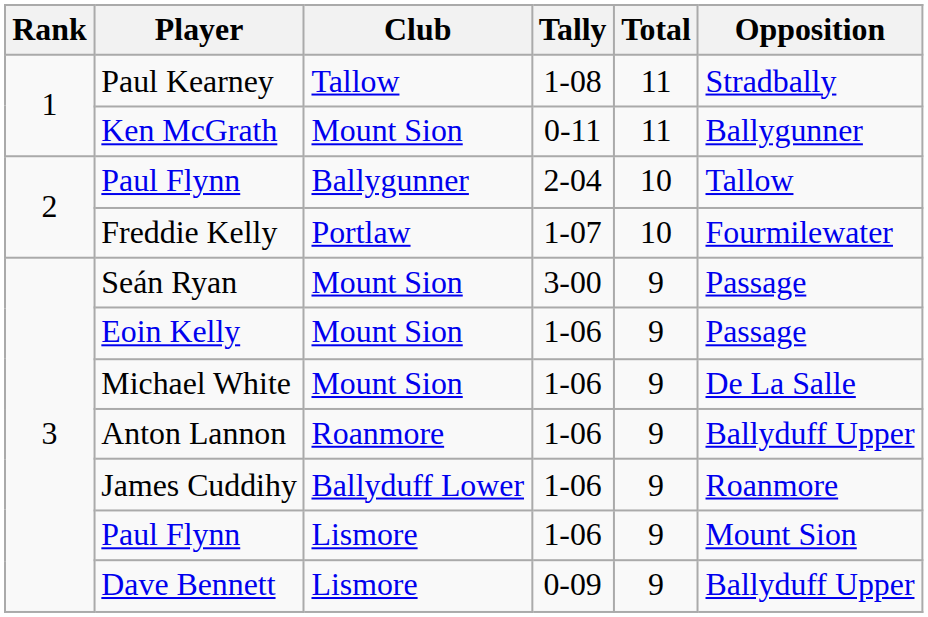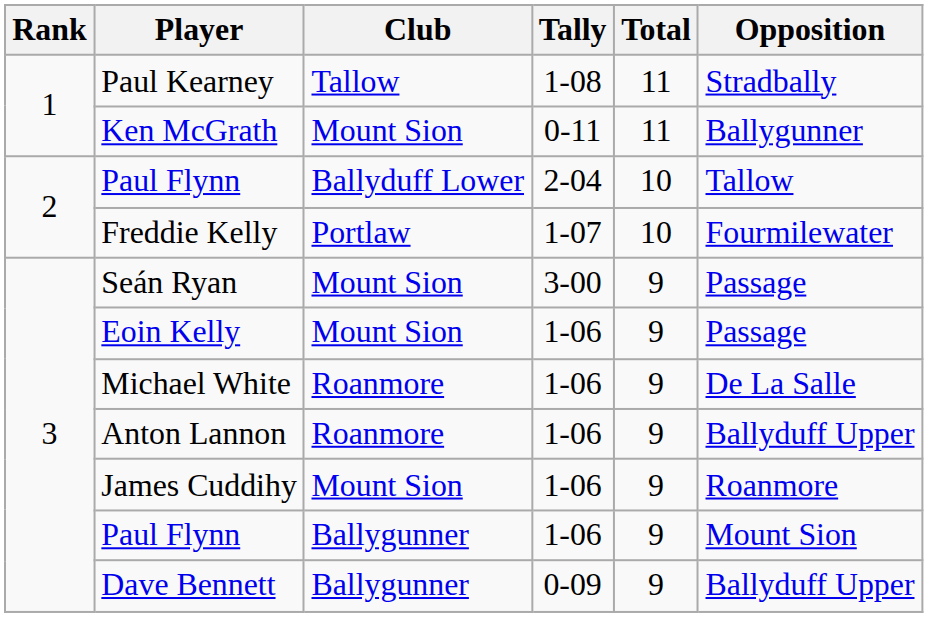(390, 181) Ballygunner -> (418, 181) Ballyduff Lower
(387, 383) Mount Sion -> (378, 383) Roanmore
(418, 484) Ballyduff Lower -> (387, 484) Mount Sion
(365, 534) Lismore -> (390, 534) Ballygunner
(365, 585) Lismore -> (390, 585) Ballygunner
